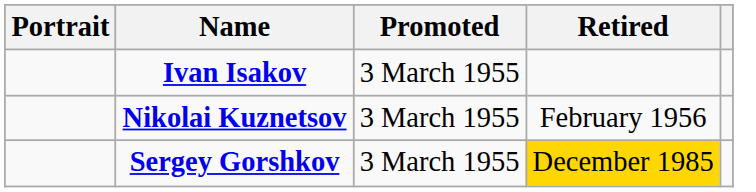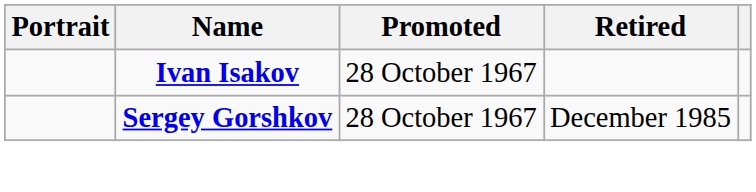(440, 72) 3 March 1955 -> (441, 72) 28 October 1967
- row: (235, 117)
(440, 162) 3 March 1955 -> (441, 117) 28 October 1967
(623, 162) gold background -> (640, 117) no background
